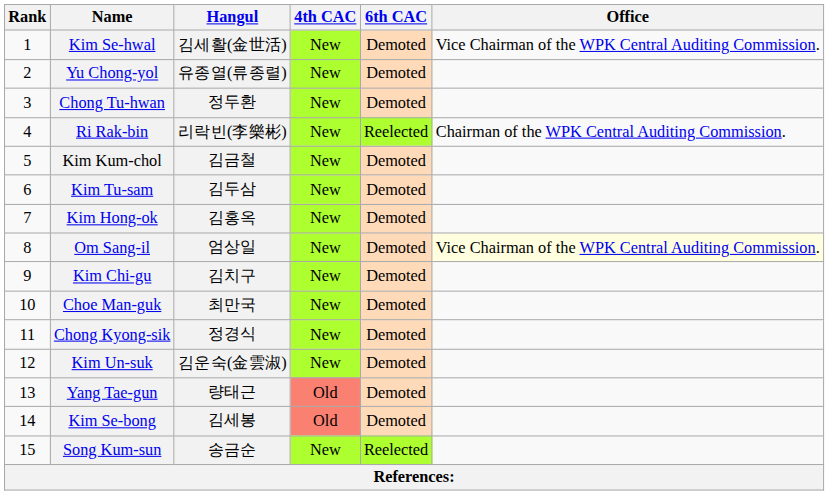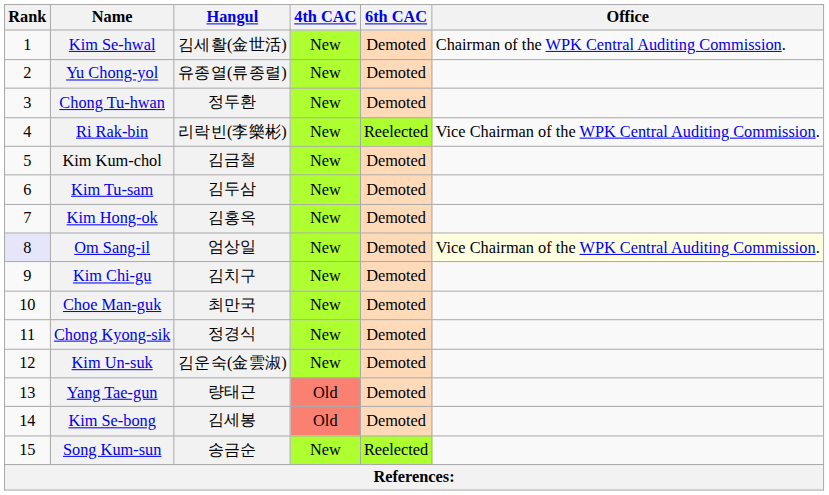(628, 44) Vice Chairman of the WPK Central Auditing Commission. -> (611, 44) Chairman of the WPK Central Auditing Commission.
(611, 131) Chairman of the WPK Central Auditing Commission. -> (628, 131) Vice Chairman of the WPK Central Auditing Commission.
(27, 247) no background -> (27, 247) lavender background
